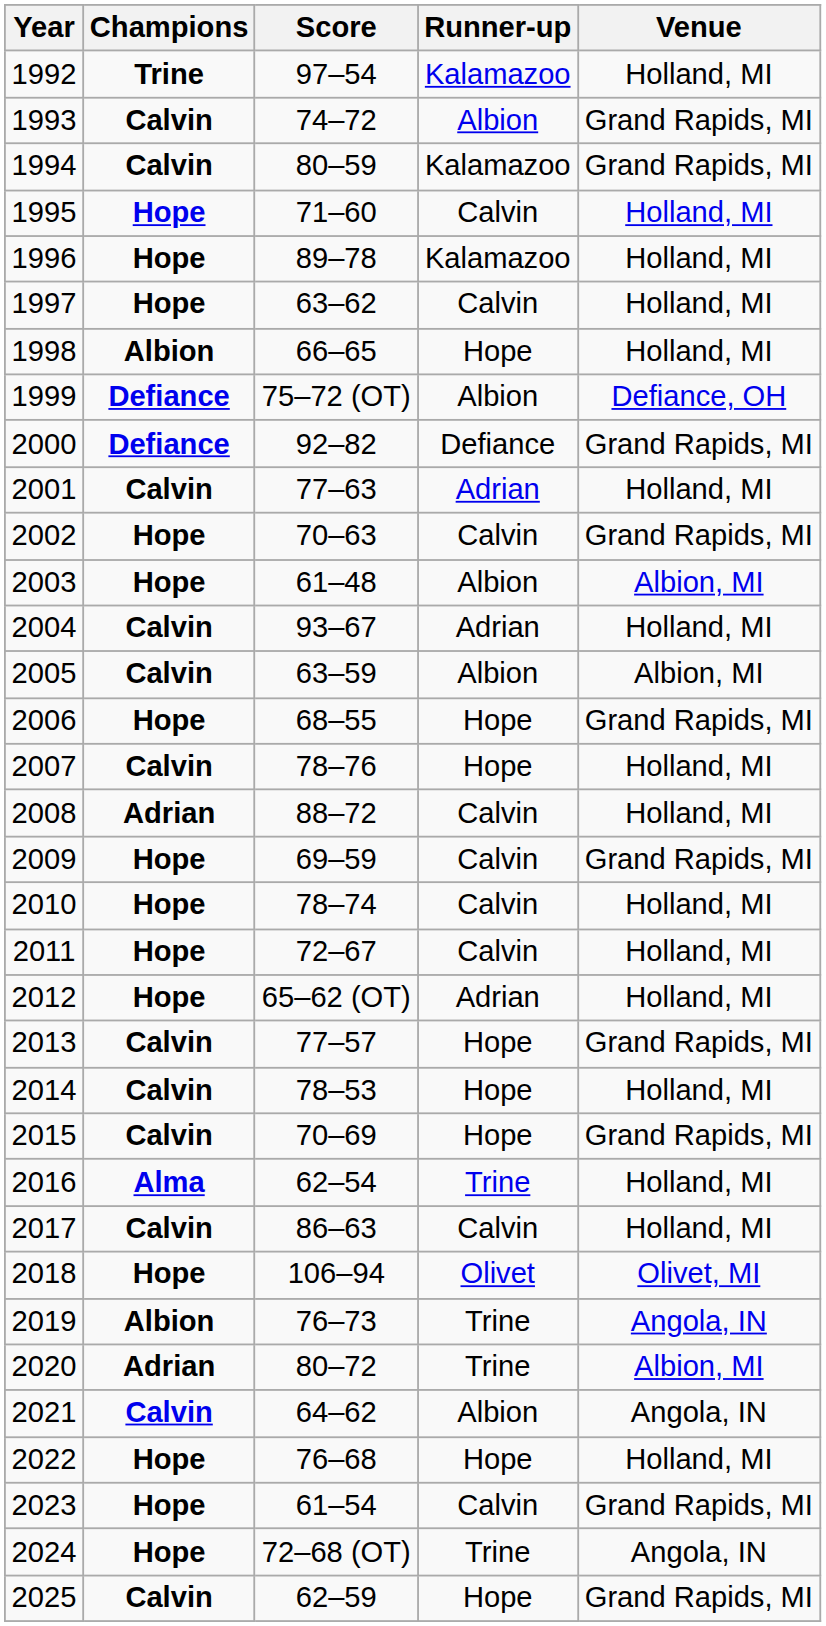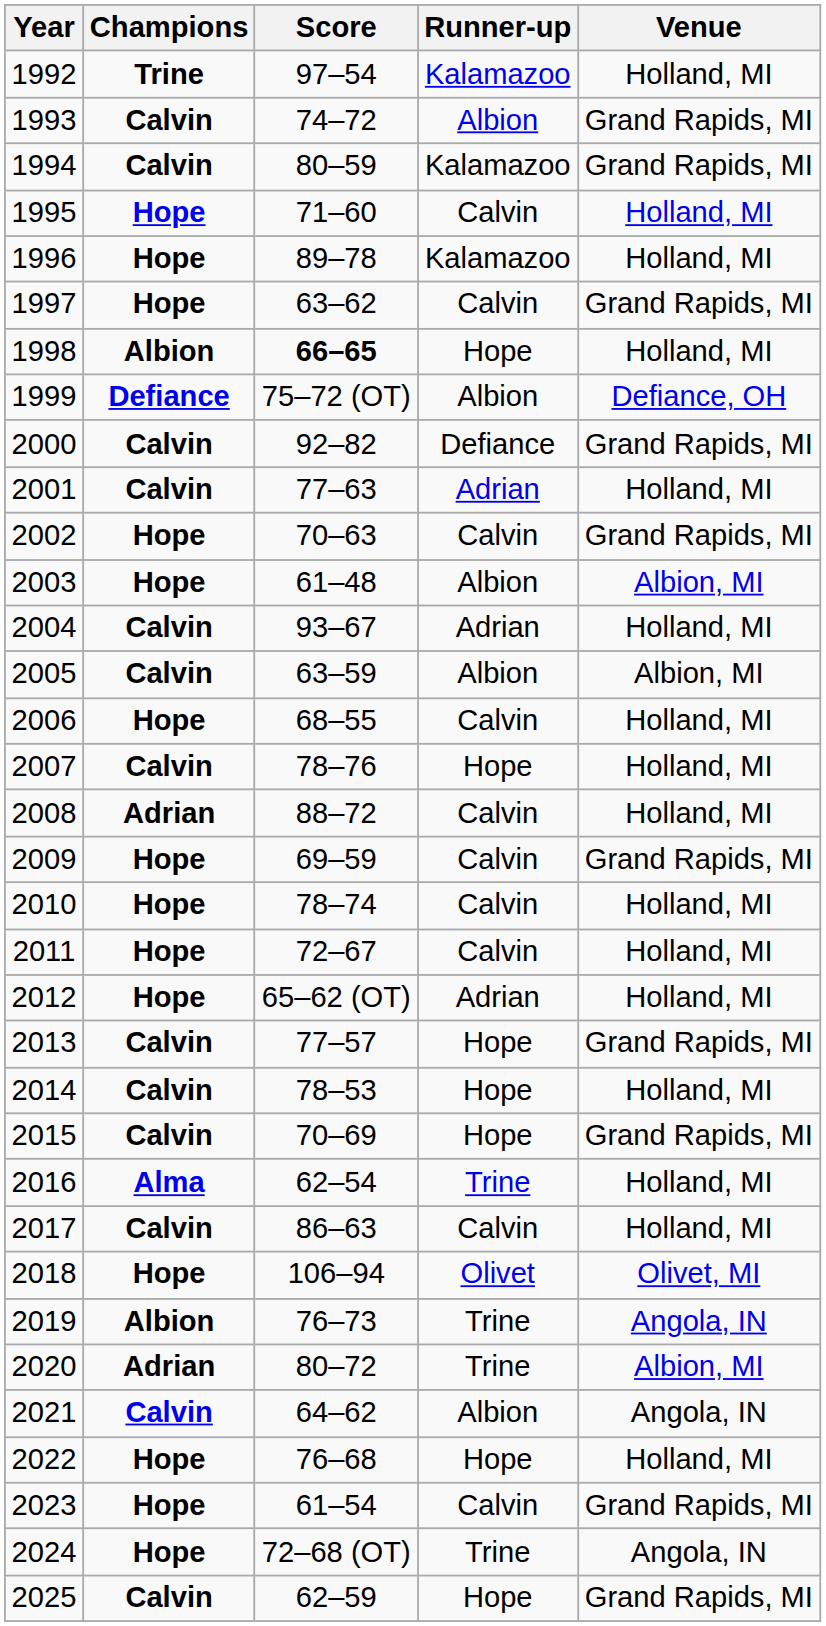(699, 304) Holland, MI -> (699, 304) Grand Rapids, MI
(336, 350) normal -> (336, 350) bold
(169, 443) Defiance -> (169, 443) Calvin
(498, 720) Hope -> (498, 720) Calvin
(699, 720) Grand Rapids, MI -> (699, 720) Holland, MI
